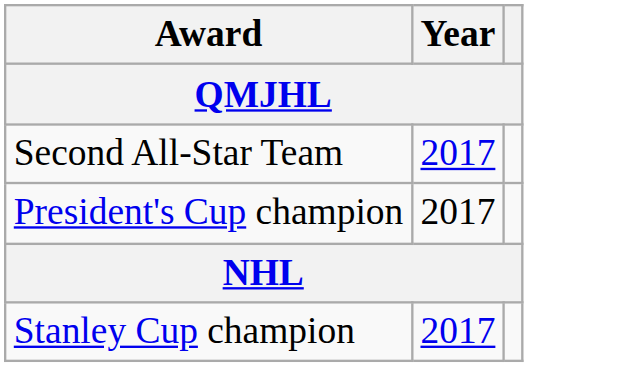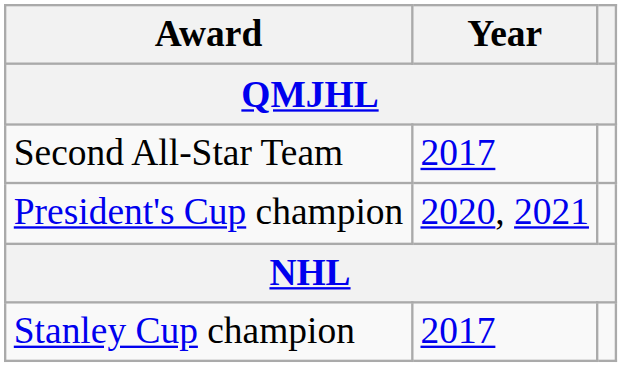(458, 212) 2017 -> (505, 212) 2020, 2021
